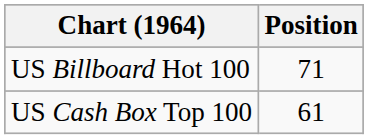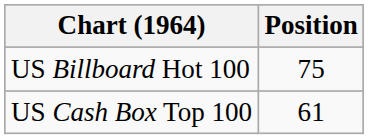(311, 68) 71 -> (311, 68) 75
